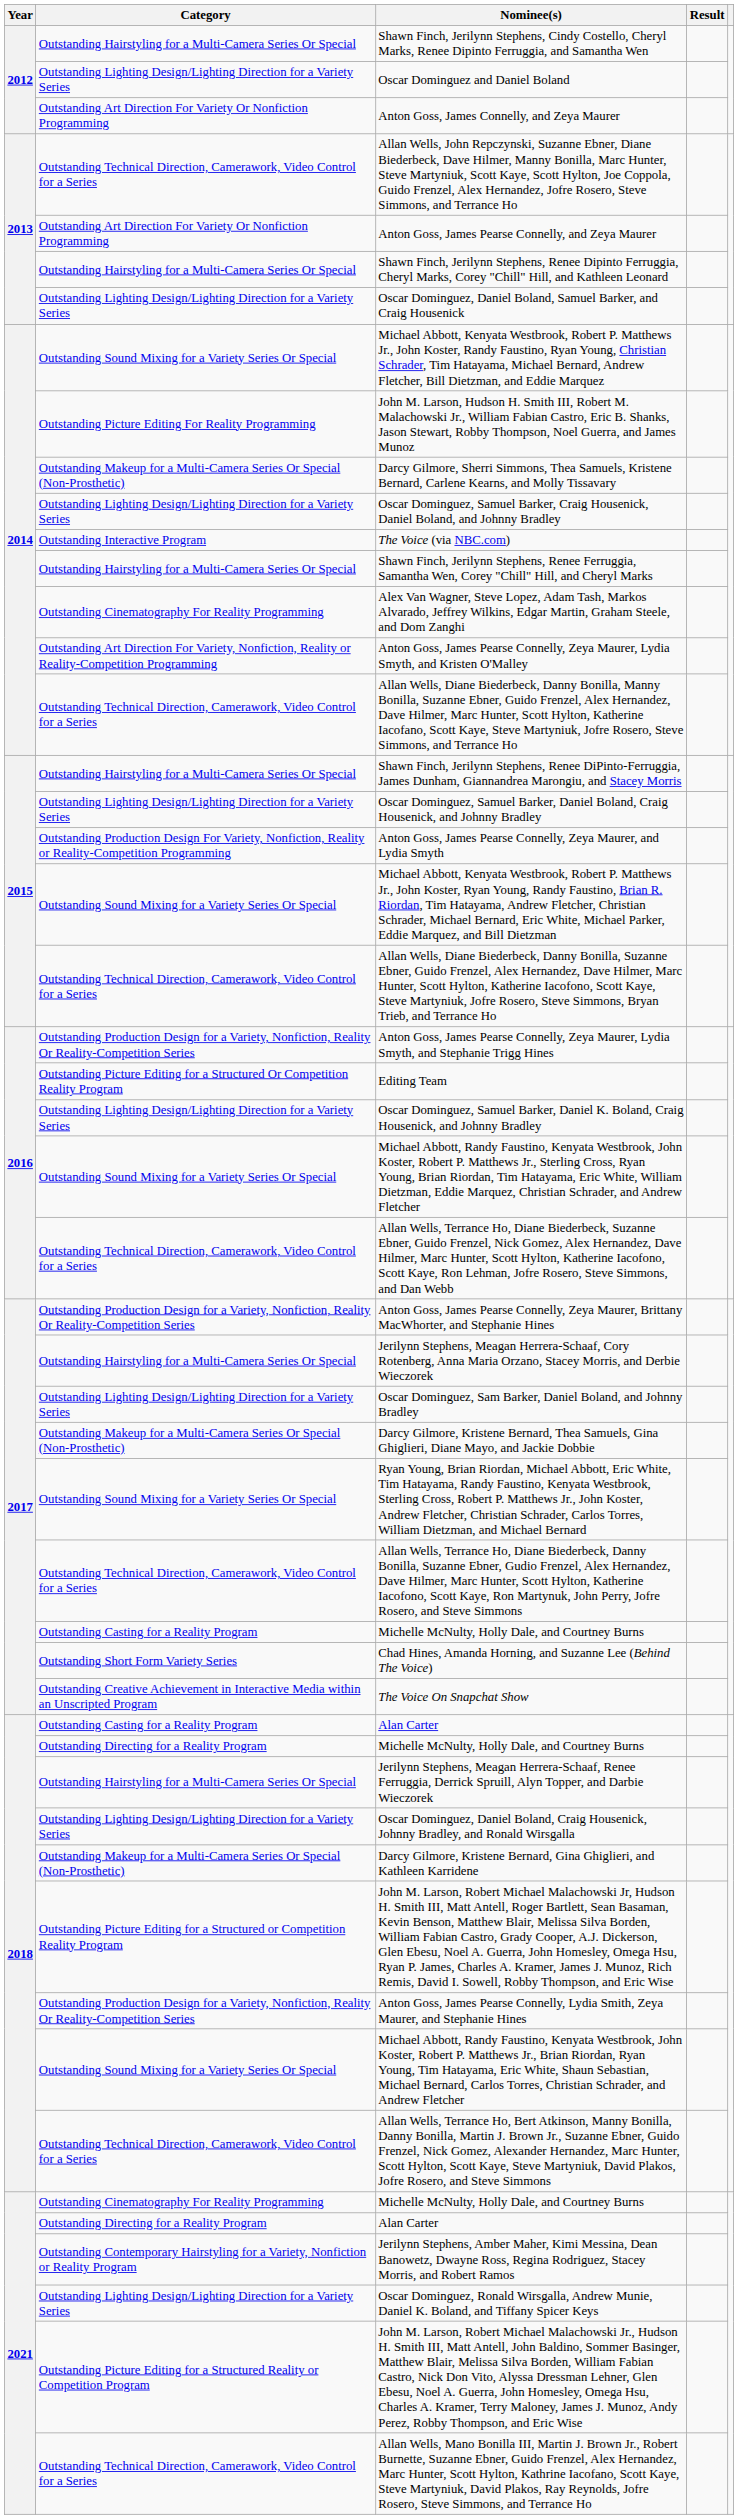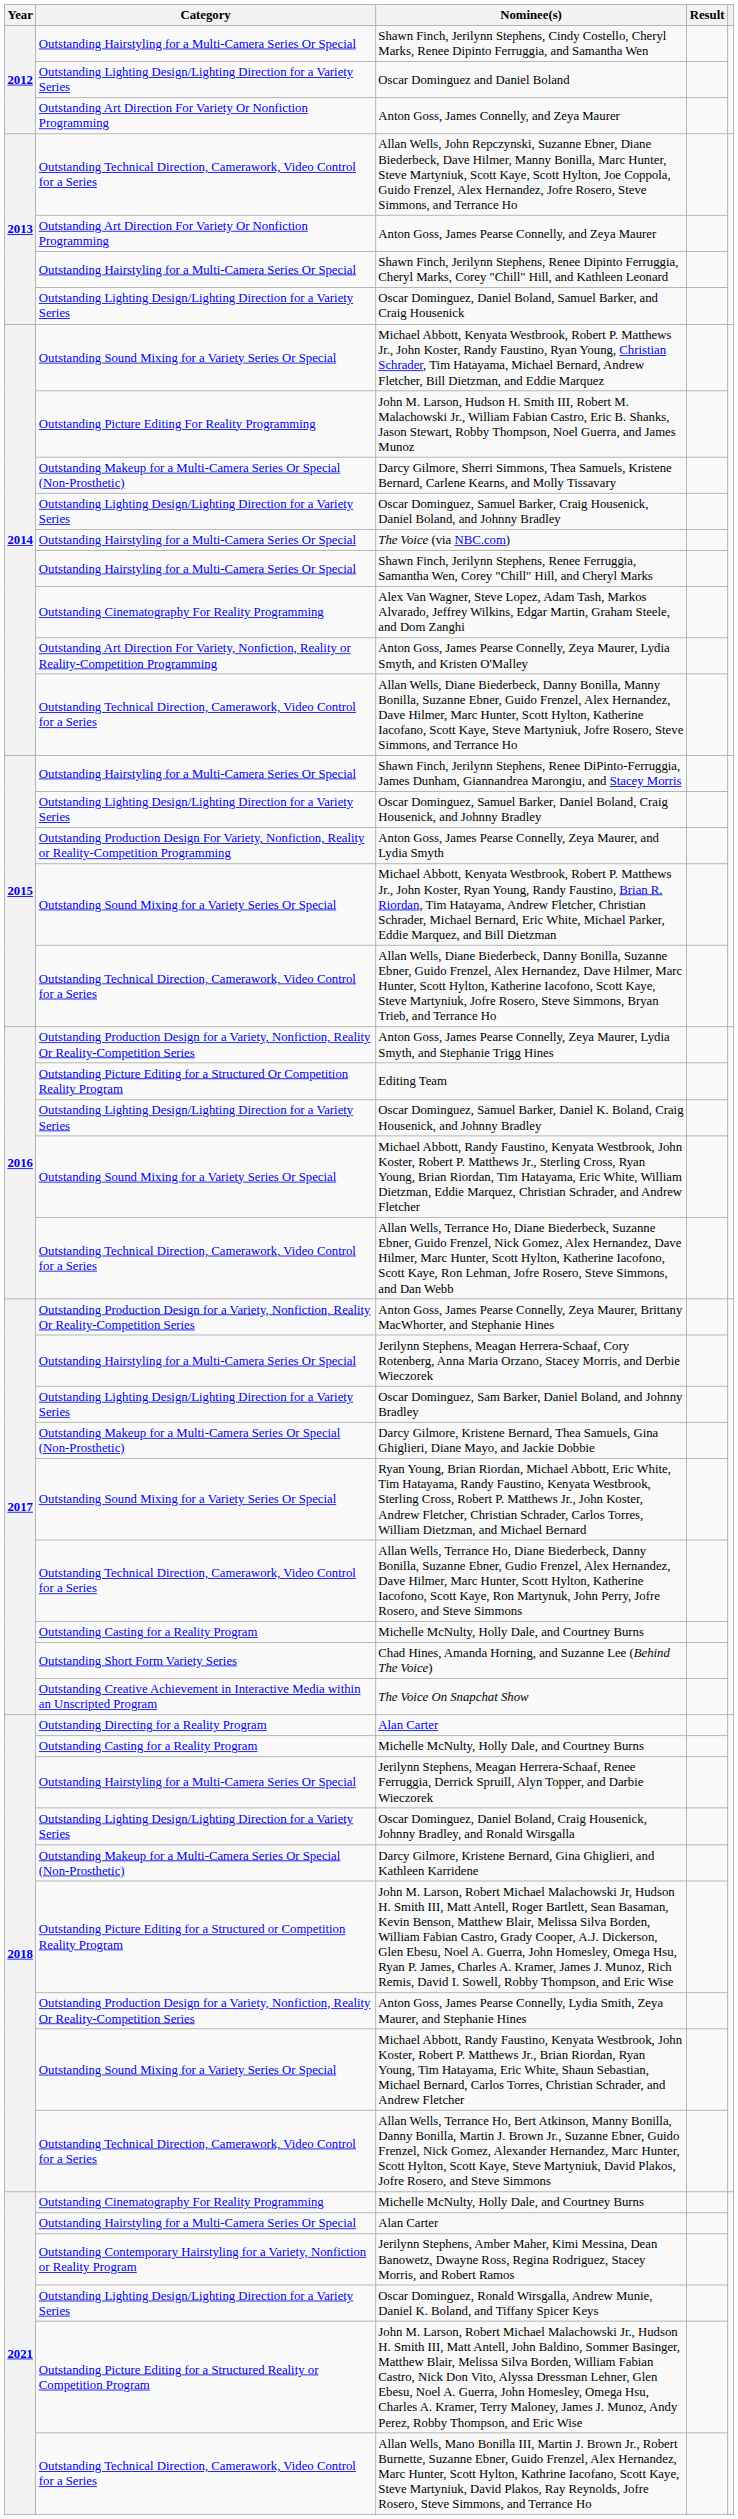(122, 540) Outstanding Interactive Program -> (197, 540) Outstanding Hairstyling for a Multi-Camera Series Or Special
(148, 1725) Outstanding Casting for a Reality Program -> (153, 1725) Outstanding Directing for a Reality Program
(153, 1746) Outstanding Directing for a Reality Program -> (148, 1746) Outstanding Casting for a Reality Program
(153, 2223) Outstanding Directing for a Reality Program -> (197, 2223) Outstanding Hairstyling for a Multi-Camera Series Or Special
